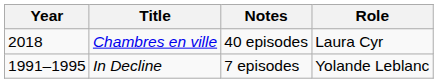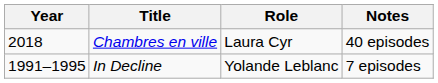columns swapped: (372, 16) <-> (266, 16)
